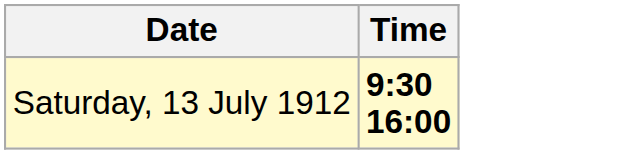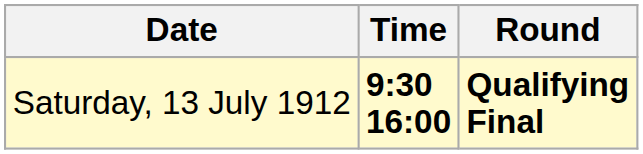+ column: (548, 30)
